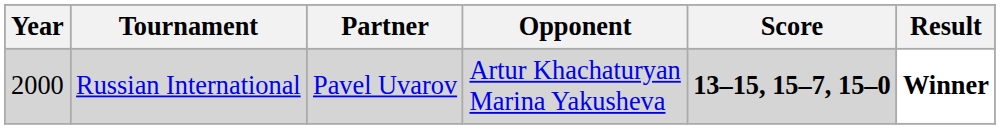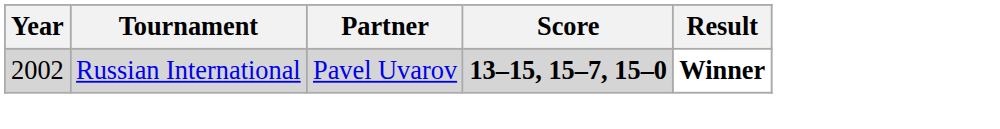- column: (575, 26)
(37, 85) 2000 -> (37, 70) 2002
